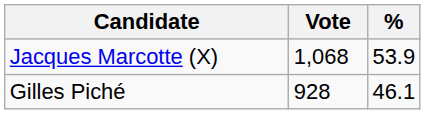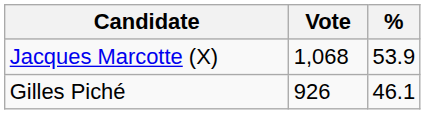(312, 91) 928 -> (312, 91) 926
